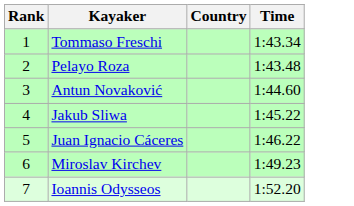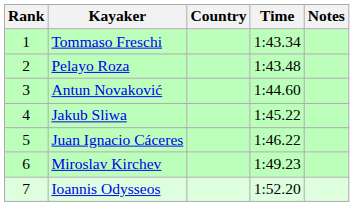+ column: (326, 16)
